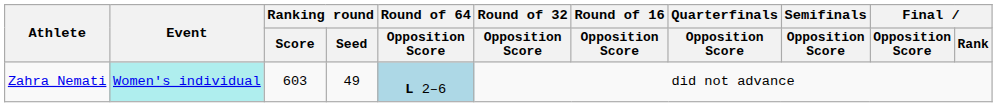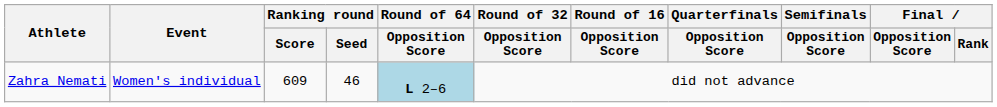(187, 81) paleturquoise background -> (187, 81) no background
(295, 81) 603 -> (295, 81) 609
(352, 81) 49 -> (352, 81) 46
